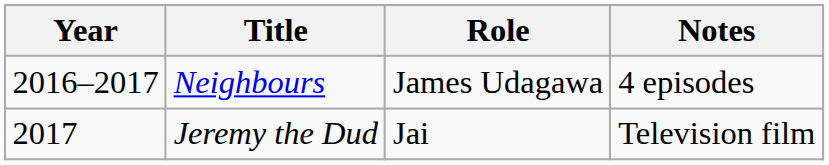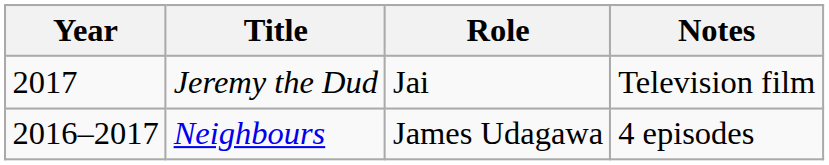rows swapped: (249, 81) <-> (276, 133)
